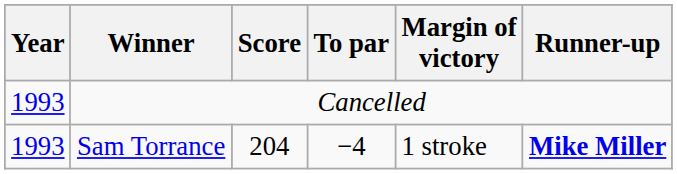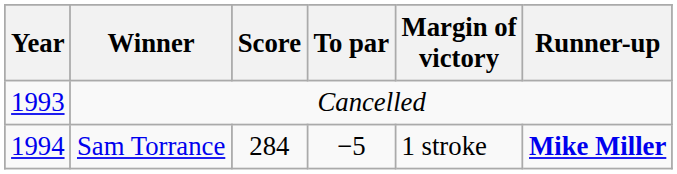(38, 146) 1993 -> (38, 146) 1994
(269, 146) 204 -> (269, 146) 284
(351, 146) −4 -> (351, 146) −5
